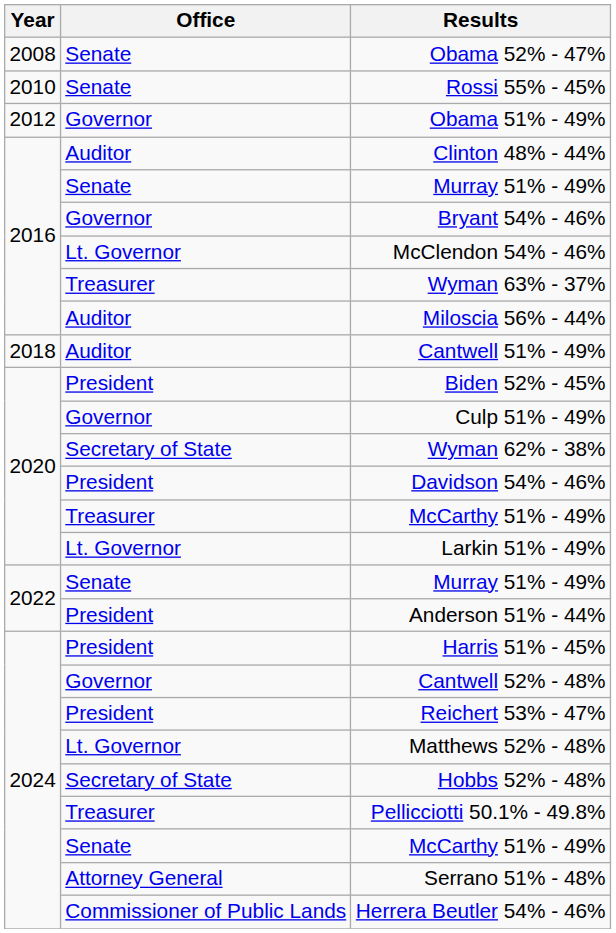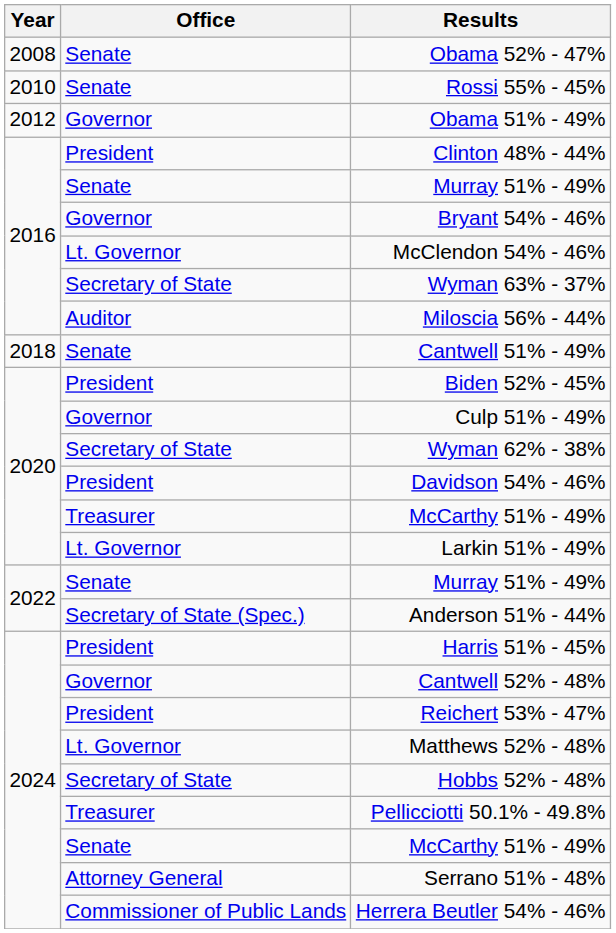(98, 152) Auditor -> (109, 152) President
(110, 284) Treasurer -> (149, 284) Secretary of State
(98, 350) Auditor -> (98, 350) Senate
(109, 614) President -> (185, 614) Secretary of State (Spec.)
